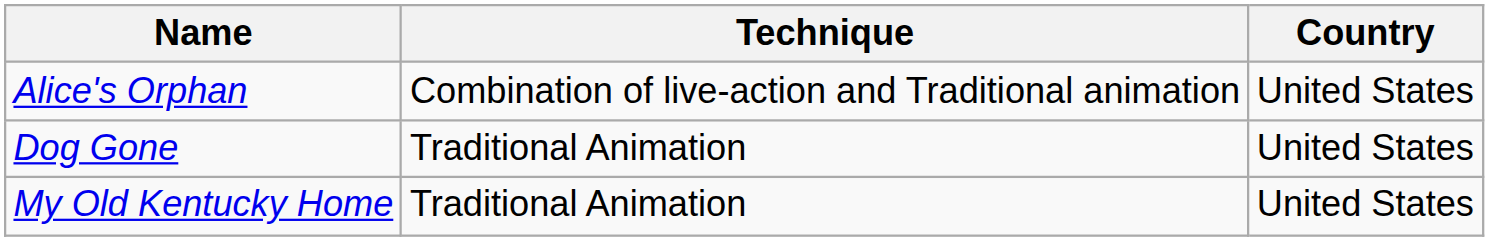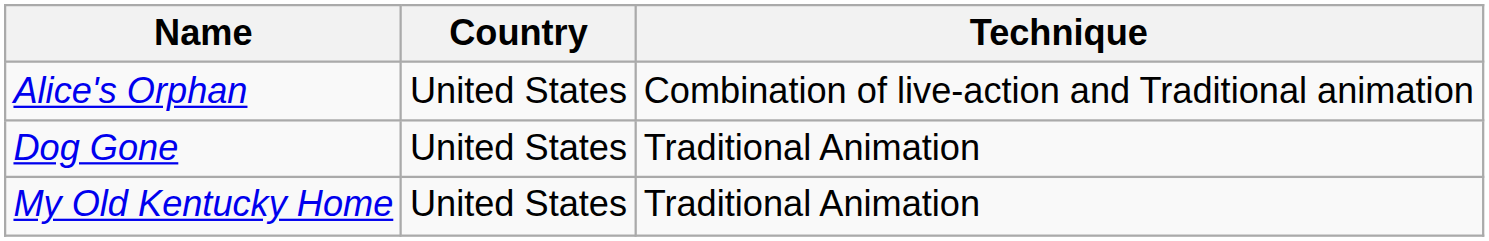columns swapped: (1365, 33) <-> (825, 33)
